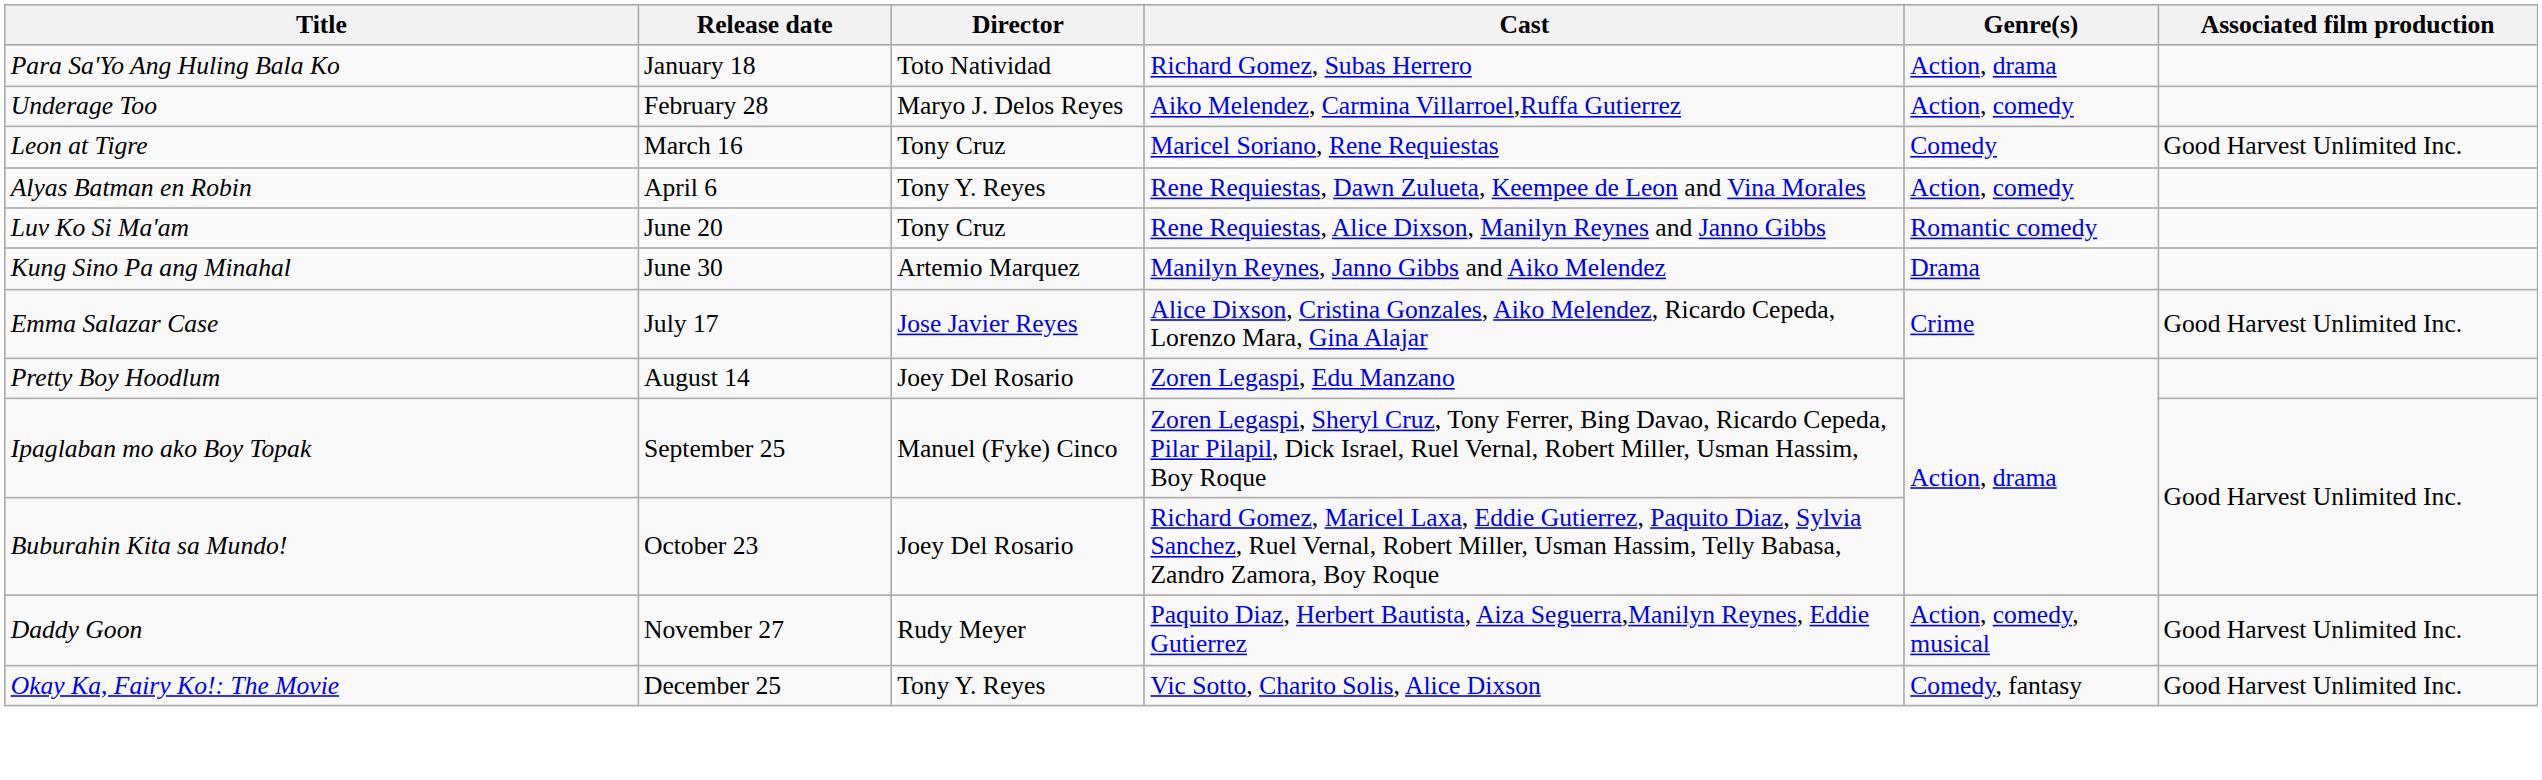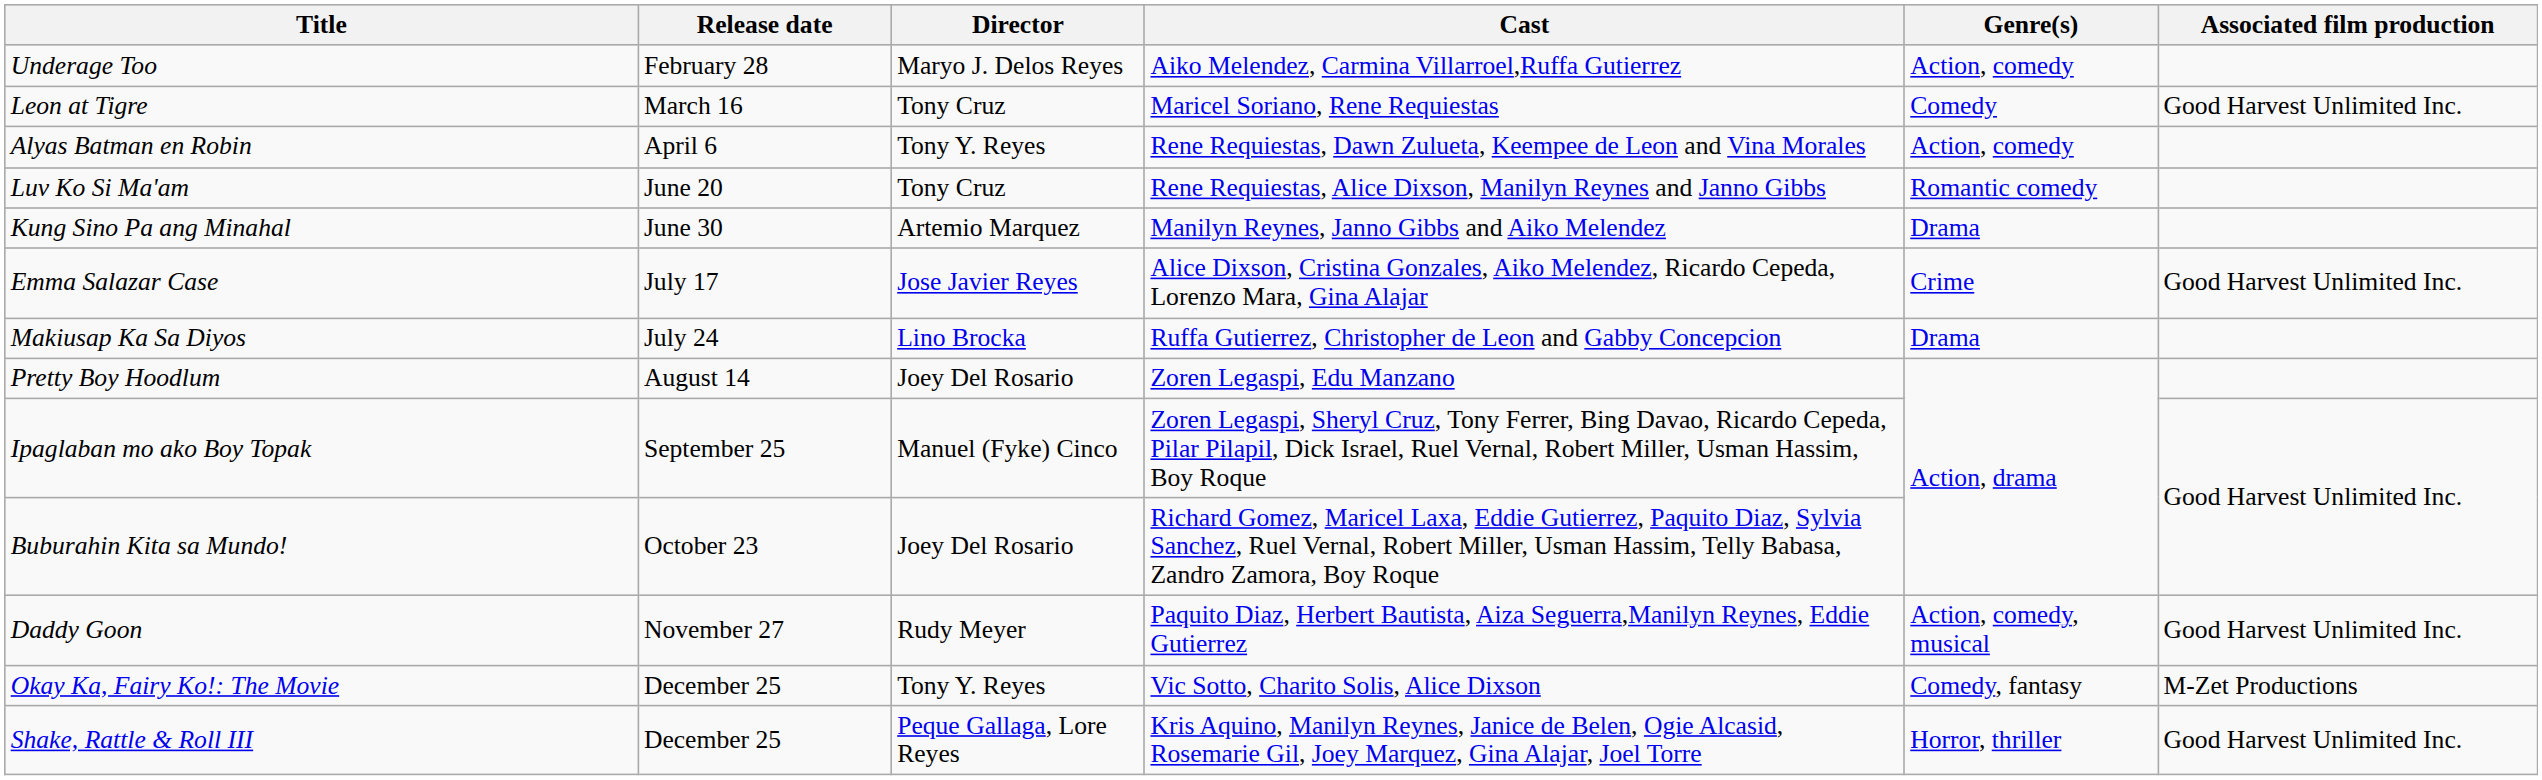- row: (175, 65)
+ row: (128, 337)
(2313, 684) Good Harvest Unlimited Inc. -> (2261, 684) M-Zet Productions
+ row: (132, 739)
